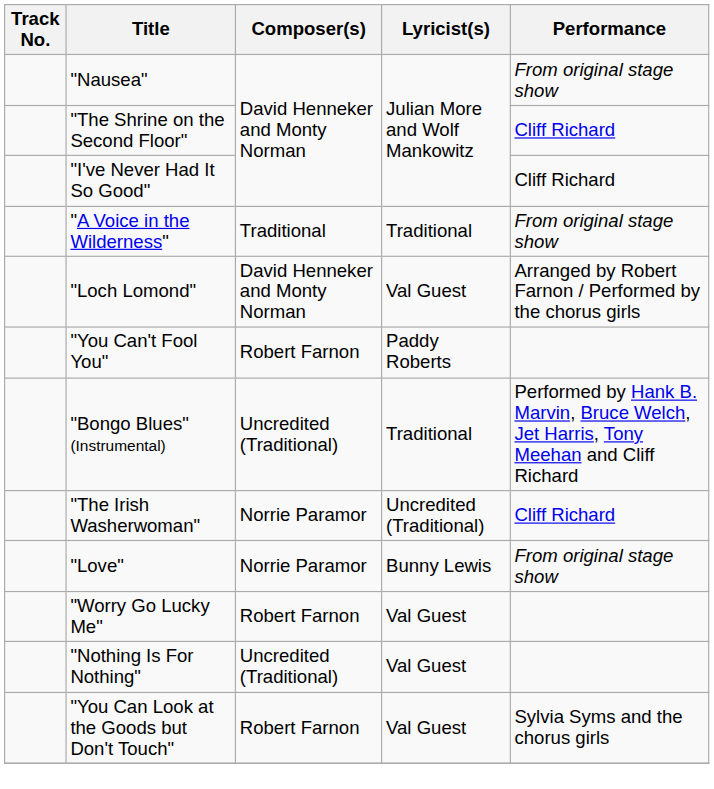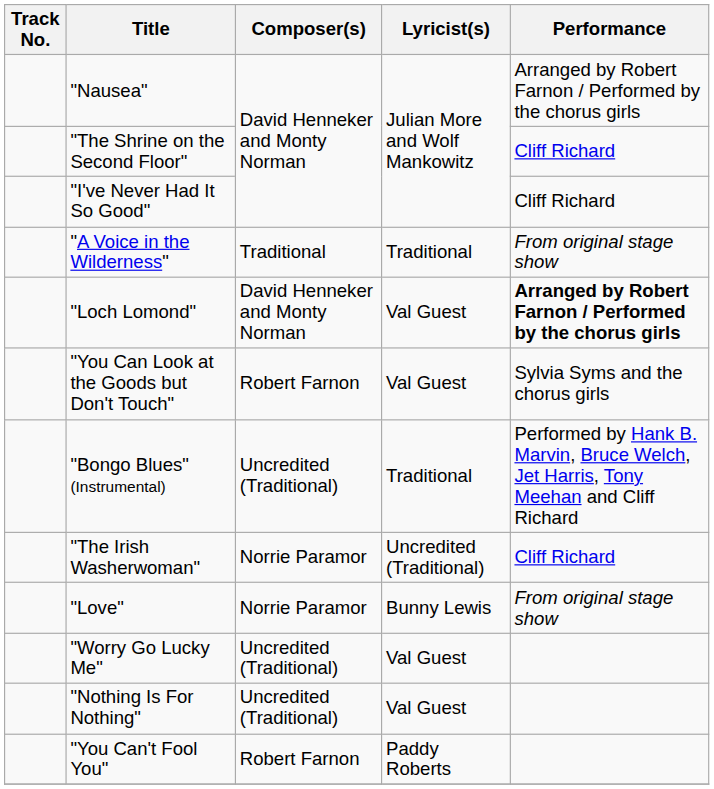(594, 79) From original stage show -> (607, 90) Arranged by Robert Farnon / Performed by the chorus girls
(607, 291) normal -> (602, 312) bold
rows swapped: (142, 727) <-> (134, 352)
(300, 616) Robert Farnon -> (289, 658) Uncredited (Traditional)
